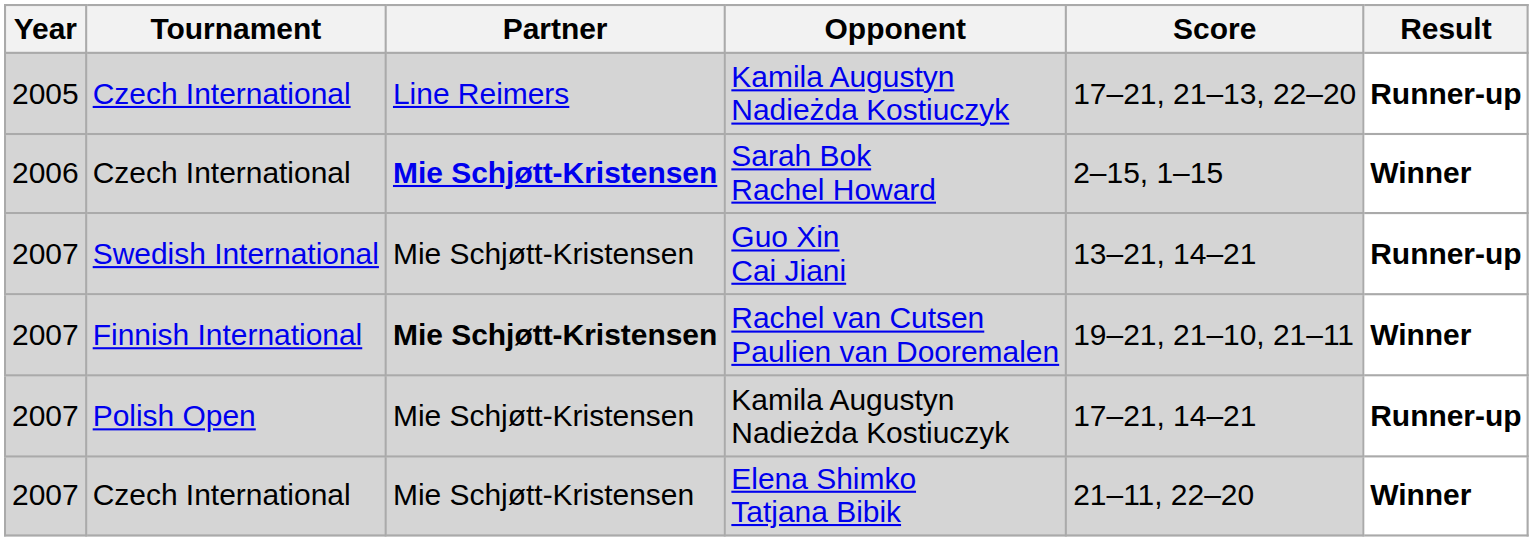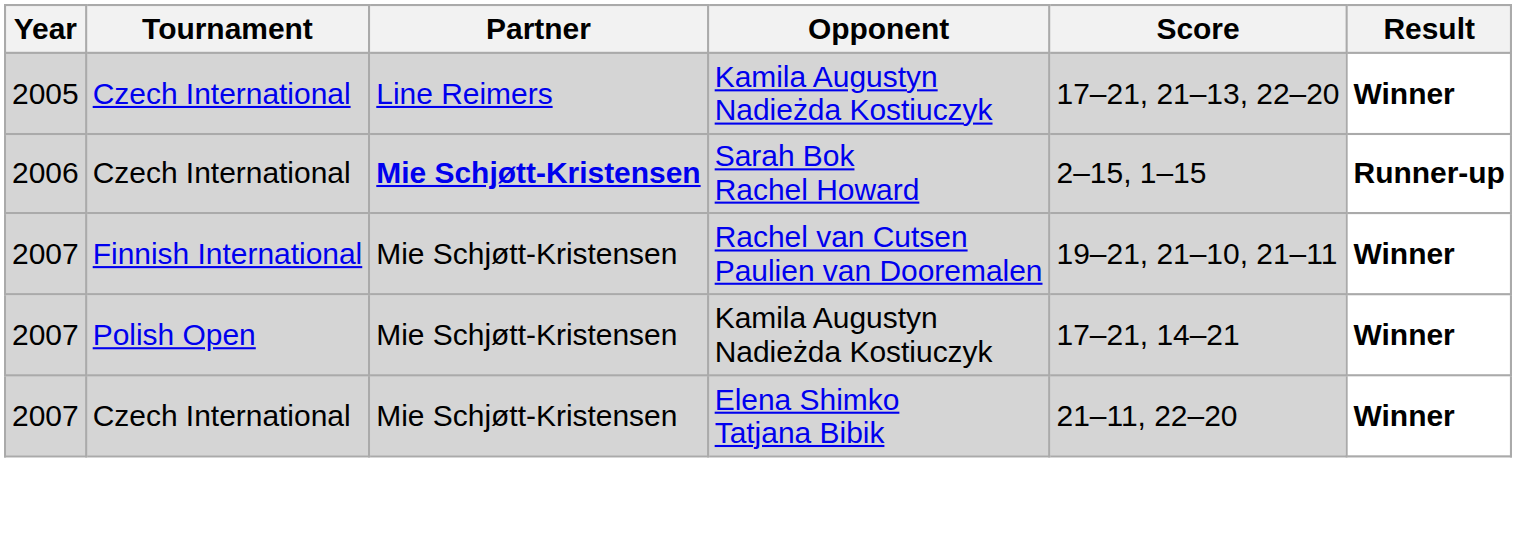(1446, 93) Runner-up -> (1404, 93) Winner
(1421, 174) Winner -> (1429, 174) Runner-up
- row: (236, 254)
(555, 335) bold -> (527, 254) normal
(1446, 415) Runner-up -> (1404, 335) Winner
